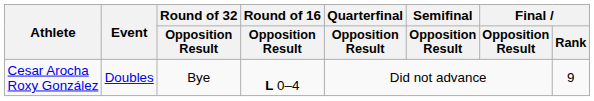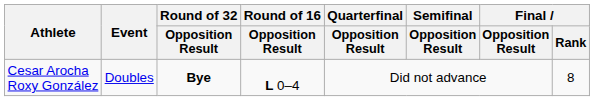(199, 78) normal -> (199, 78) bold
(571, 78) 9 -> (571, 78) 8
